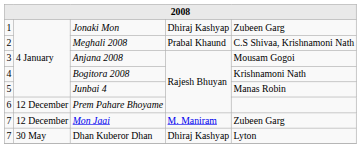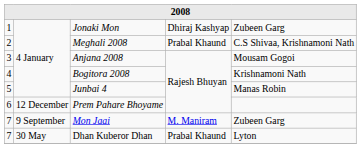(42, 120) 12 December -> (40, 120) 9 September
(198, 136) Dhiraj Kashyap -> (197, 136) Prabal Khaund
